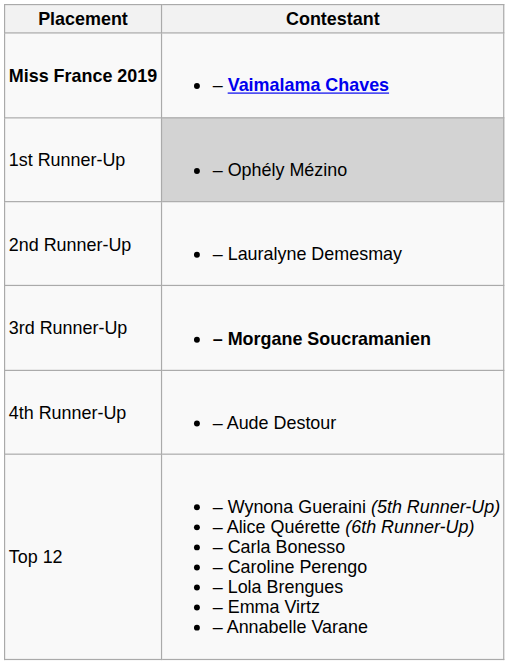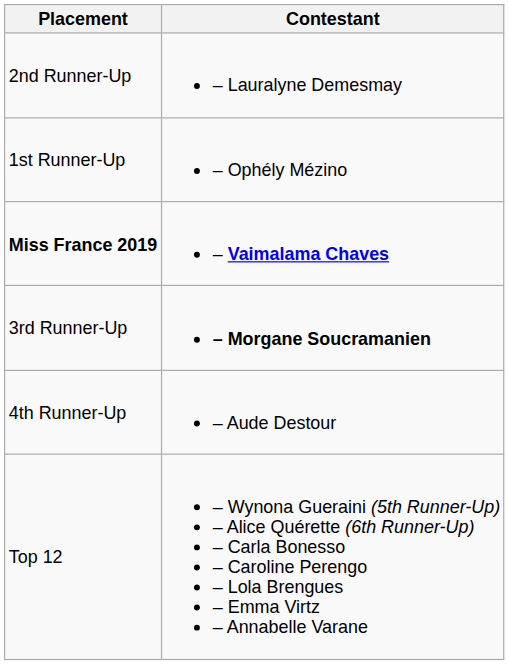rows swapped: (83, 75) <-> (70, 244)
(333, 170) lightgrey background -> (333, 170) no background
